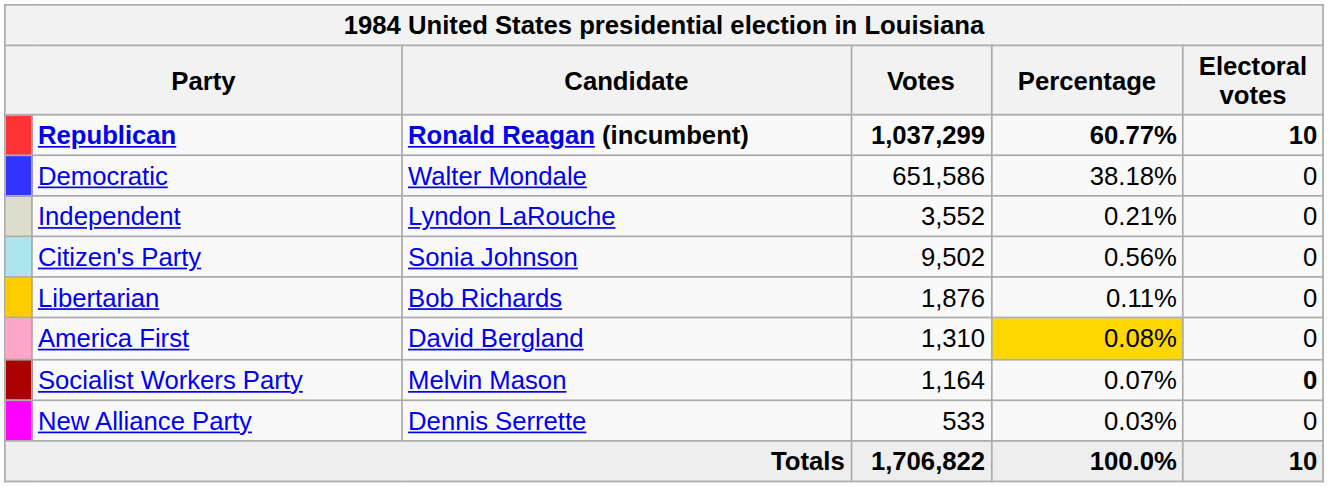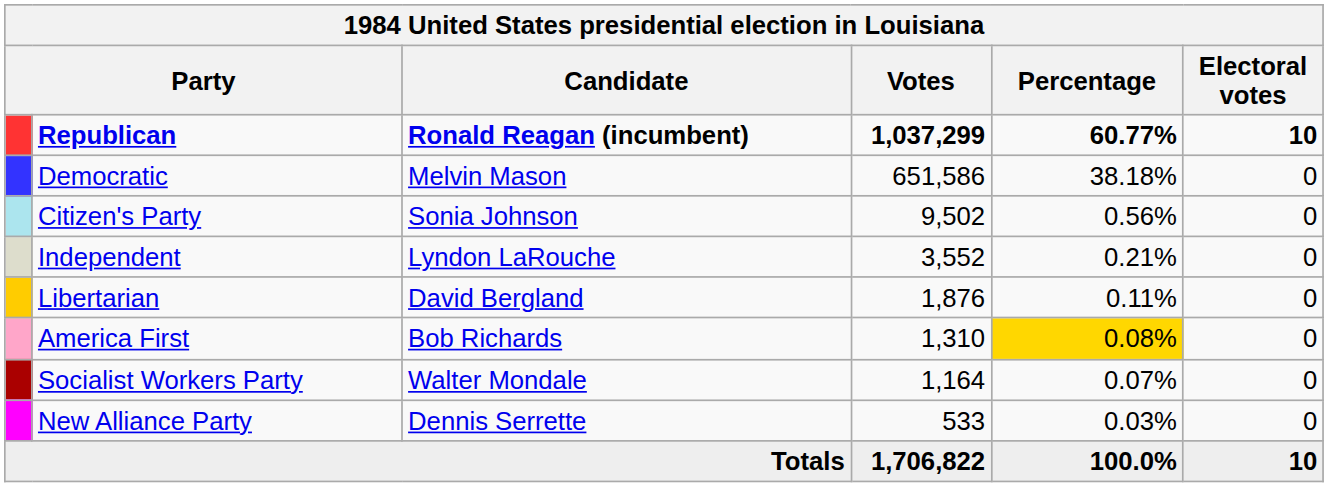(497, 176) Walter Mondale -> (487, 176) Melvin Mason
rows swapped: (120, 257) <-> (109, 217)
(485, 298) Bob Richards -> (496, 298) David Bergland
(496, 339) David Bergland -> (485, 339) Bob Richards
(487, 379) Melvin Mason -> (497, 379) Walter Mondale
(1310, 379) bold -> (1310, 379) normal
